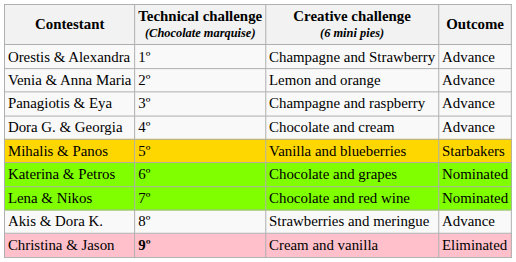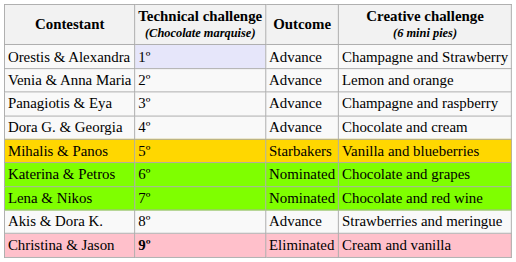columns swapped: (352, 24) <-> (475, 24)
(144, 56) no background -> (144, 56) lavender background
